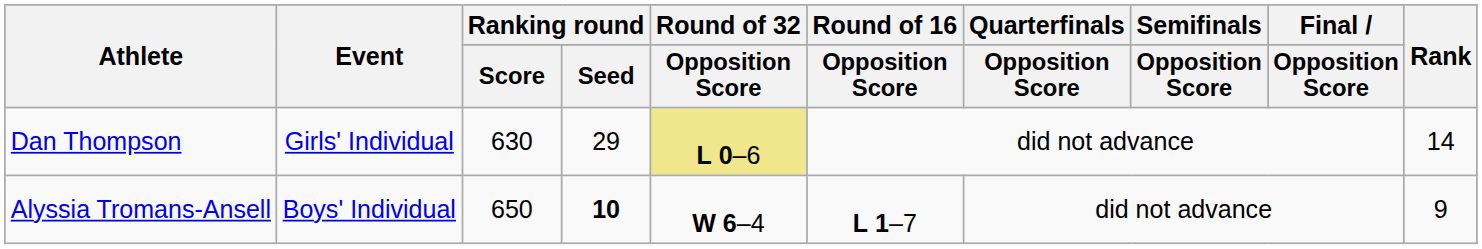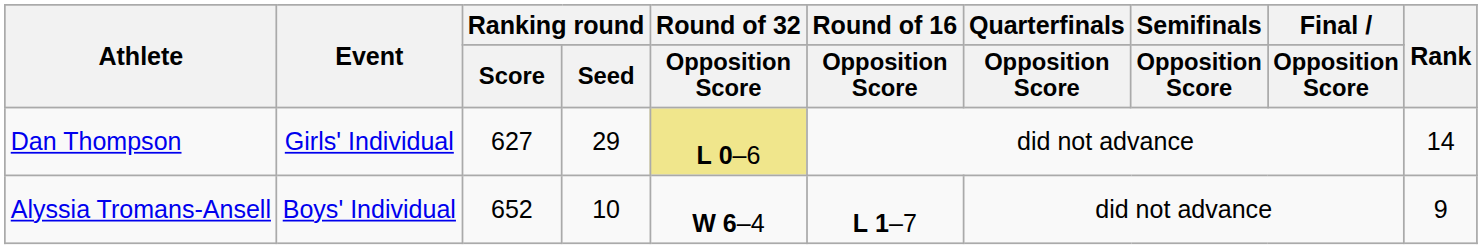(512, 142) 630 -> (512, 142) 627
(512, 209) 650 -> (512, 209) 652
(606, 209) bold -> (606, 209) normal
